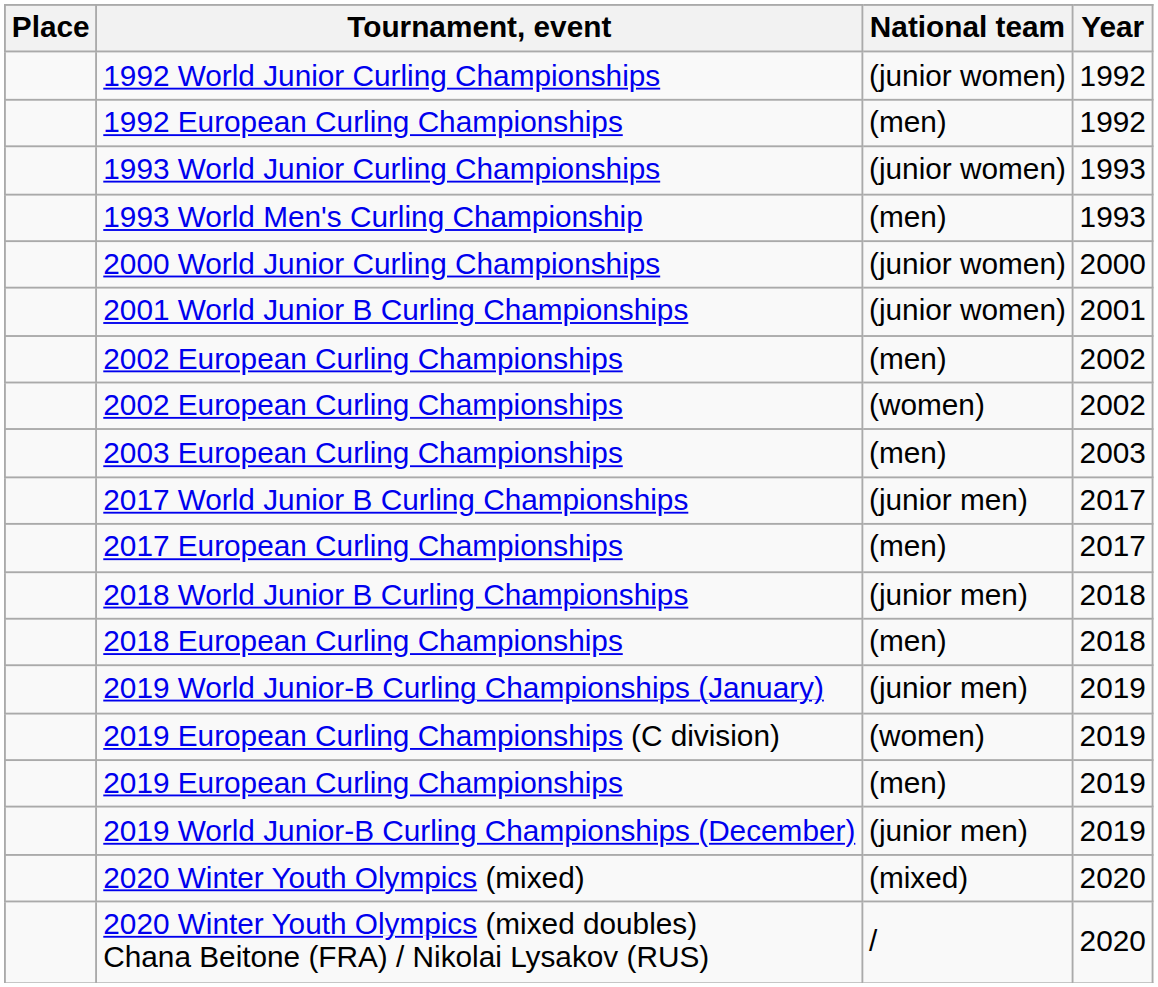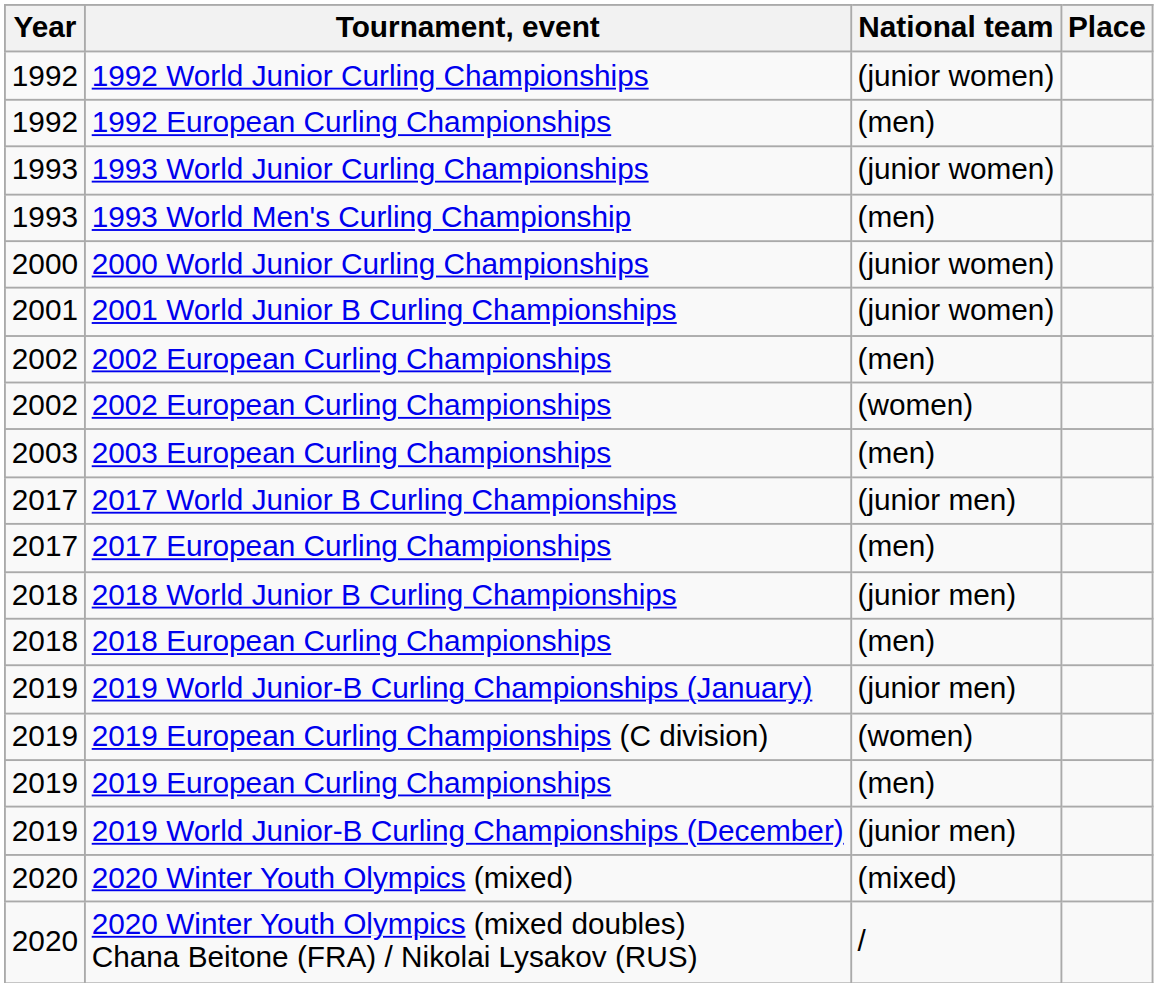columns swapped: (1113, 28) <-> (51, 28)
